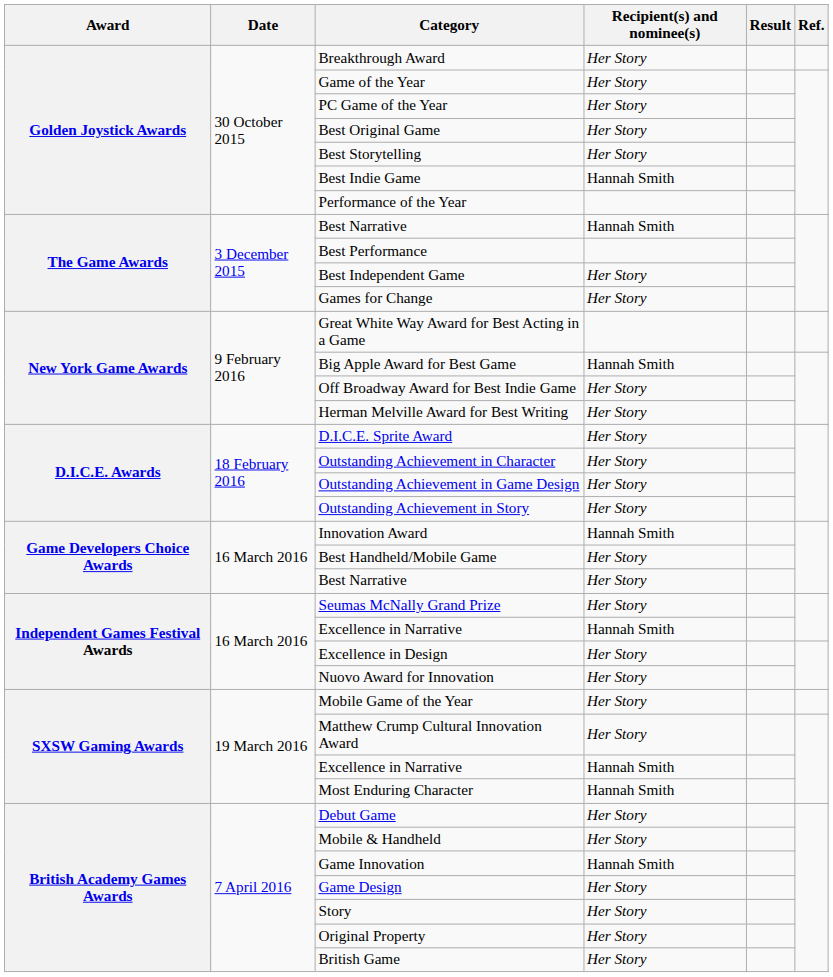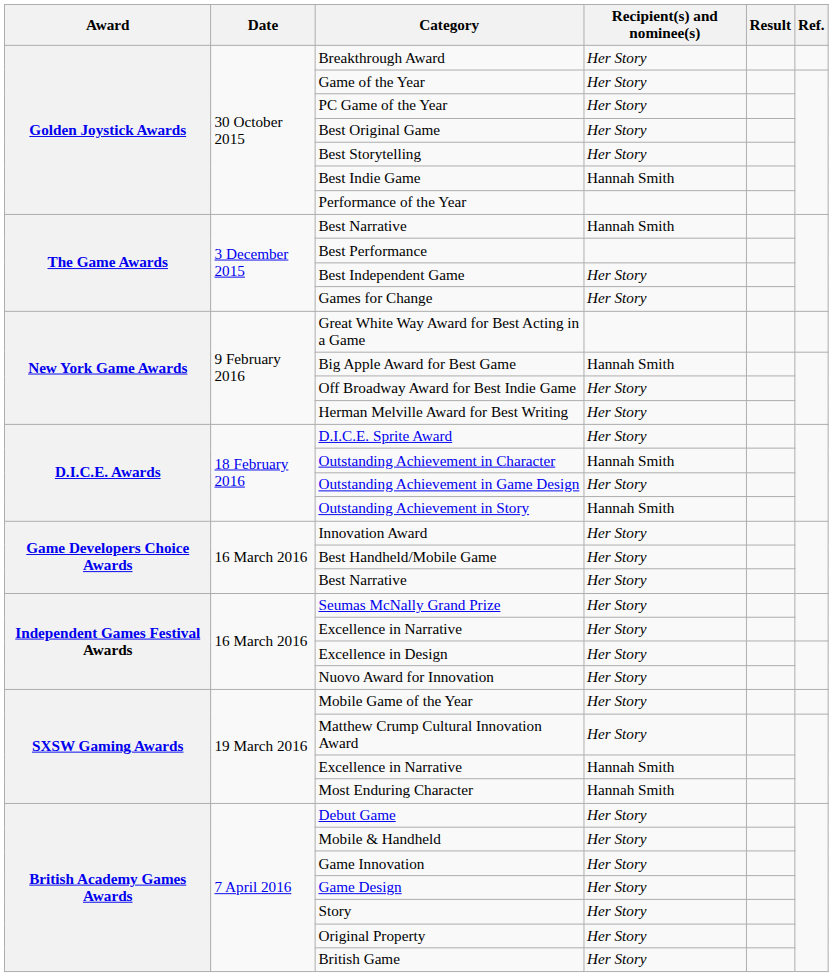(617, 460) Her Story -> (631, 460) Hannah Smith
(617, 508) Her Story -> (631, 508) Hannah Smith
(631, 532) Hannah Smith -> (617, 532) Her Story
(631, 629) Hannah Smith -> (617, 629) Her Story
(631, 863) Hannah Smith -> (617, 863) Her Story
